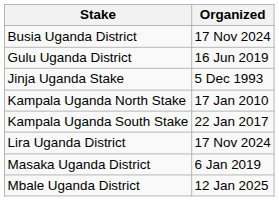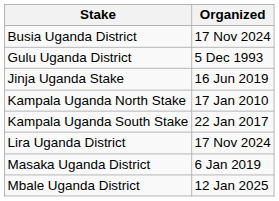(232, 57) 16 Jun 2019 -> (229, 57) 5 Dec 1993
(229, 79) 5 Dec 1993 -> (232, 79) 16 Jun 2019
